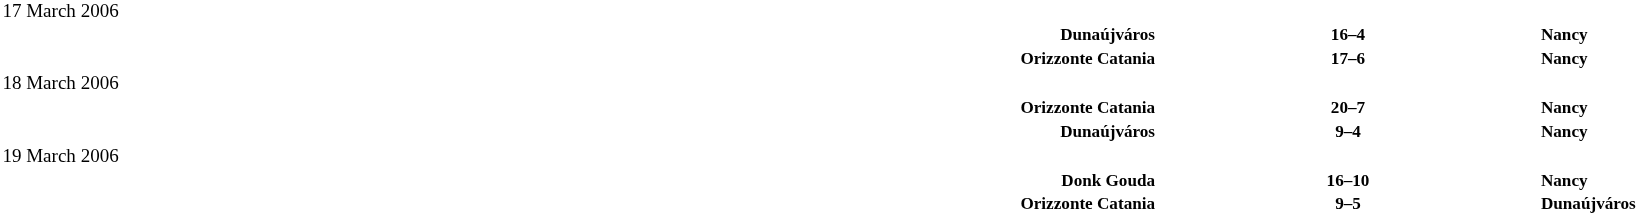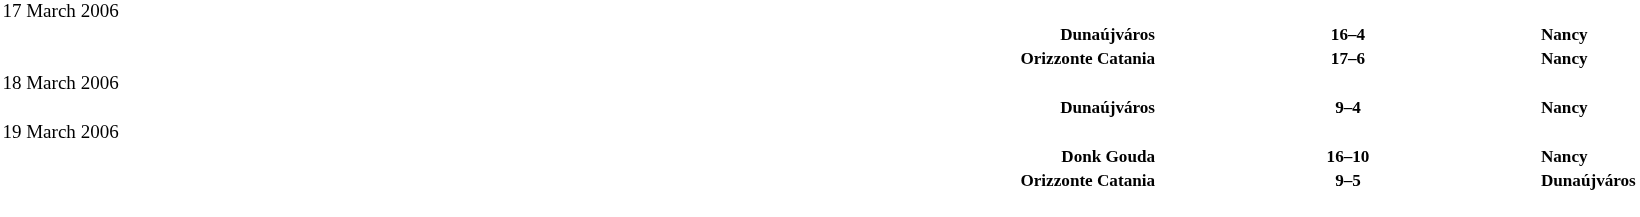- row: (1088, 107)
